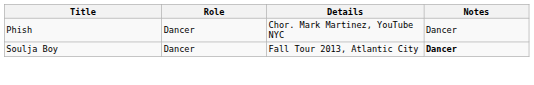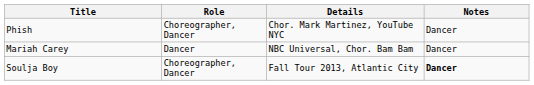(179, 30) Dancer -> (200, 30) Choreographer, Dancer
+ row: (37, 49)
(179, 49) Dancer -> (200, 68) Choreographer, Dancer
